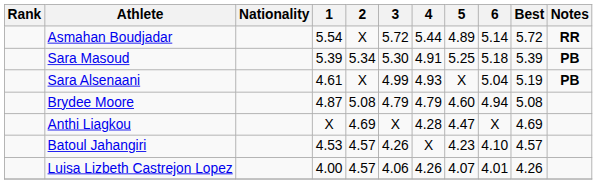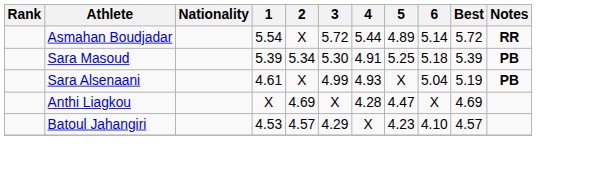- row: (91, 102)
(395, 146) 4.26 -> (335, 124) 4.29
- row: (140, 168)
